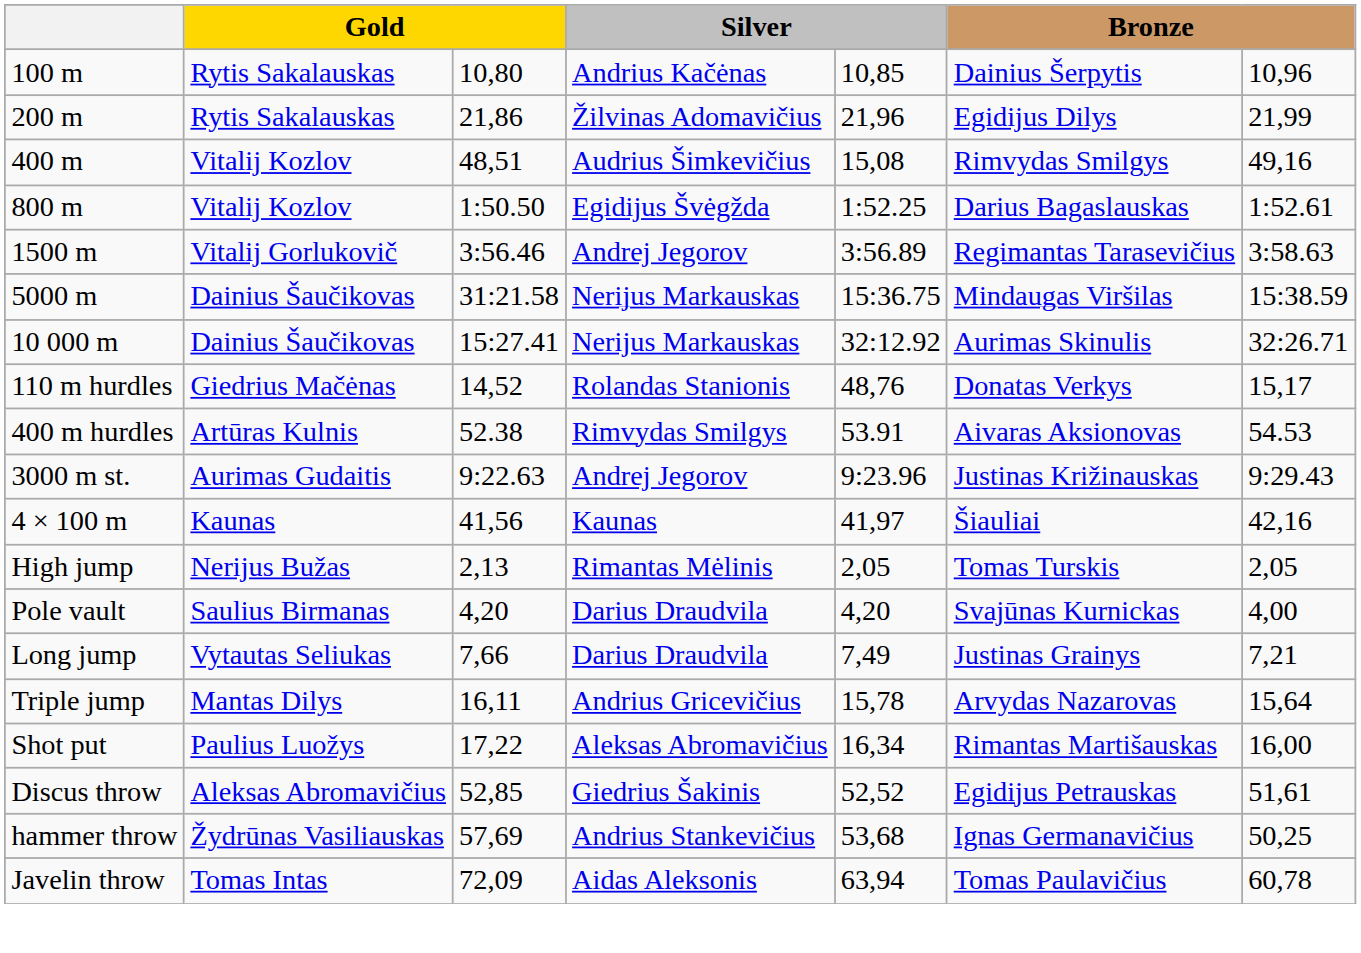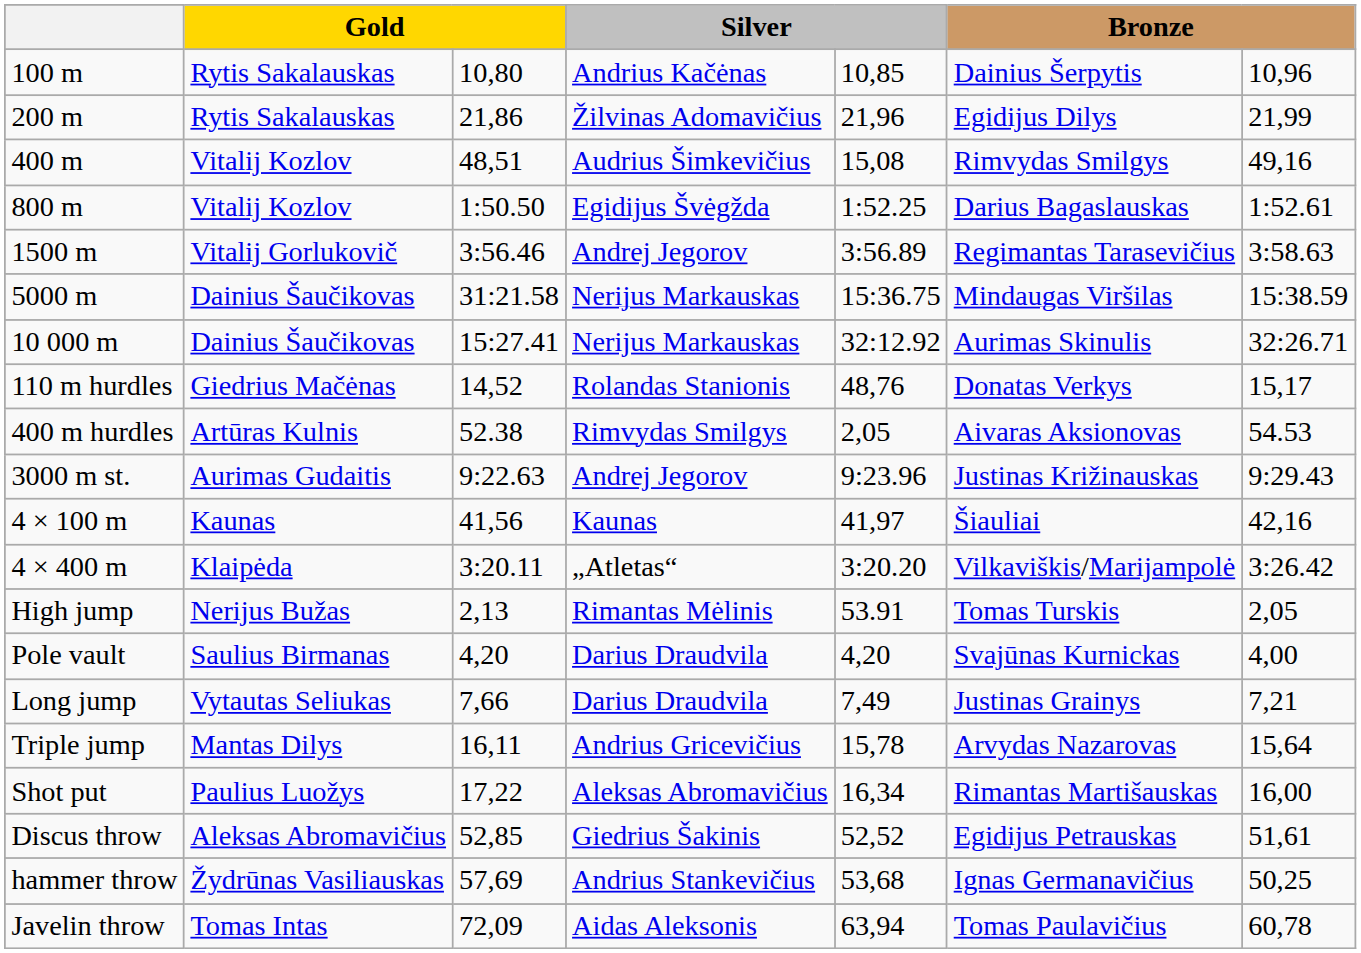(873, 431) 53.91 -> (866, 431) 2,05
+ row: (69, 565)
(866, 565) 2,05 -> (873, 610) 53.91
